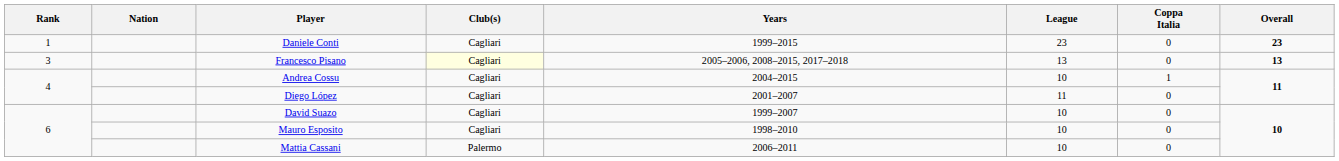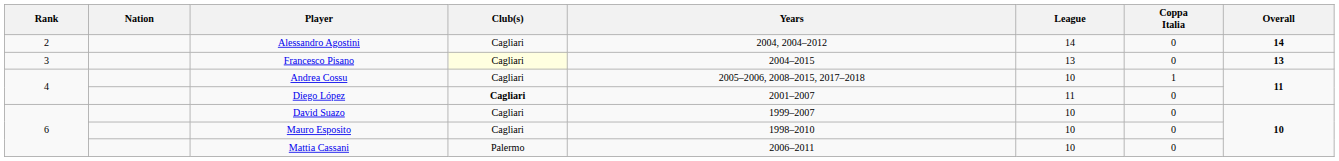- row: (311, 43)
+ row: (319, 43)
(775, 60) 2005–2006, 2008–2015, 2017–2018 -> (792, 60) 2004–2015
(775, 78) 2004–2015 -> (792, 78) 2005–2006, 2008–2015, 2017–2018
(485, 95) normal -> (508, 95) bold
